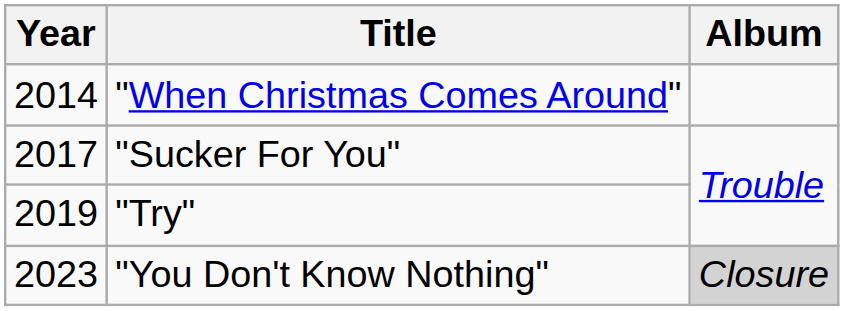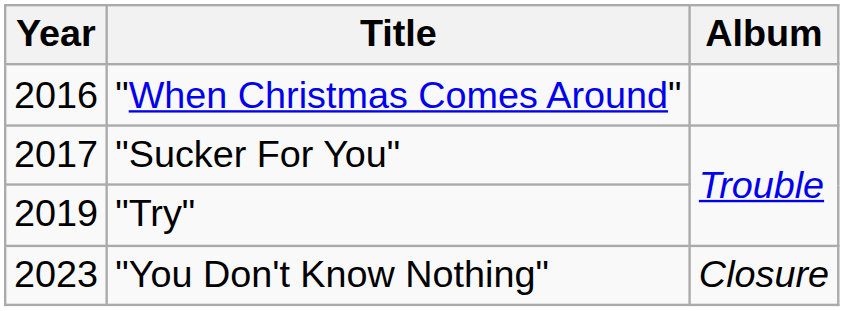(56, 94) 2014 -> (56, 94) 2016
(764, 273) lightgrey background -> (764, 273) no background
